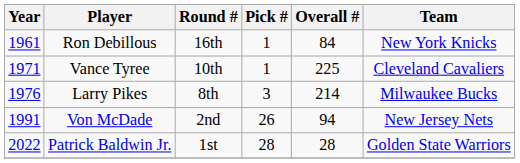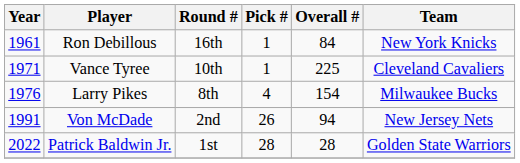(266, 94) 3 -> (266, 94) 4
(327, 94) 214 -> (327, 94) 154
